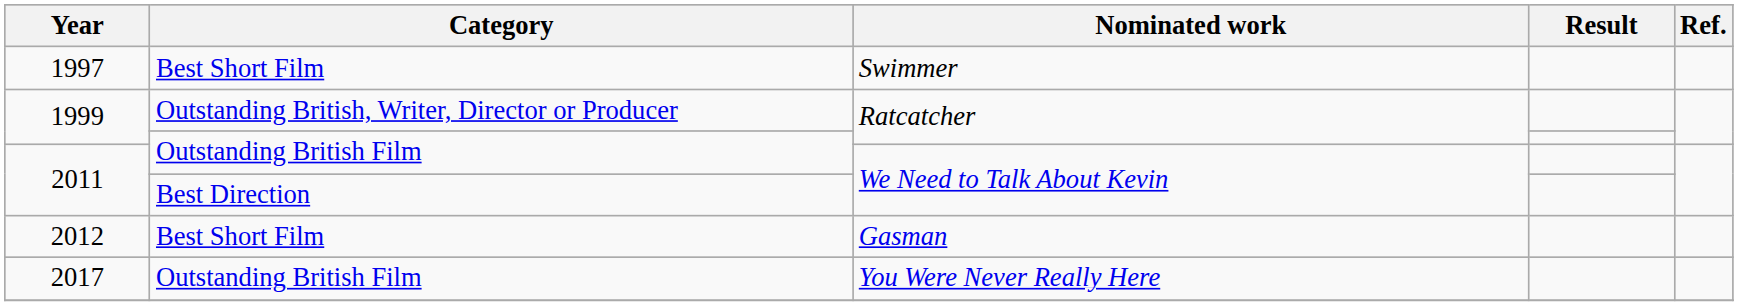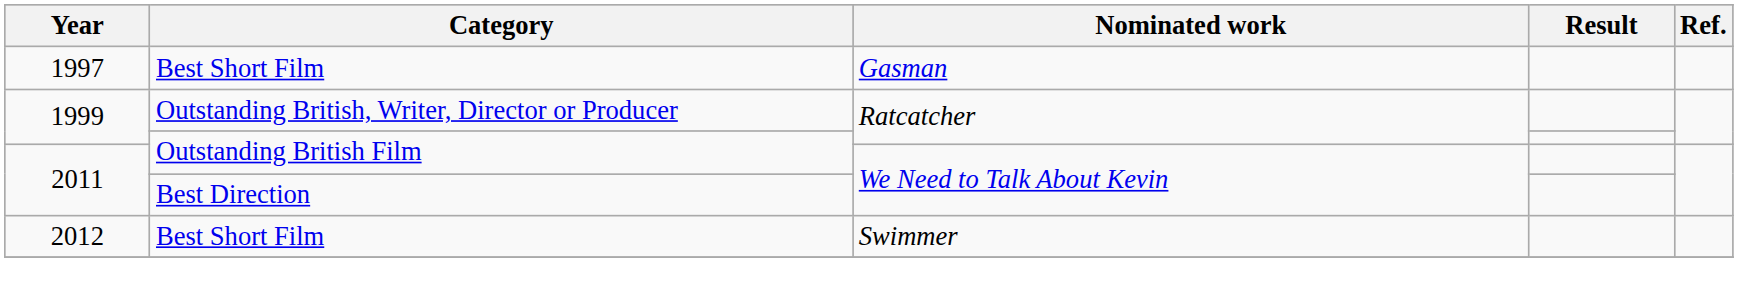(908, 67) Swimmer -> (903, 67) Gasman
(903, 236) Gasman -> (908, 236) Swimmer
- row: (77, 278)
